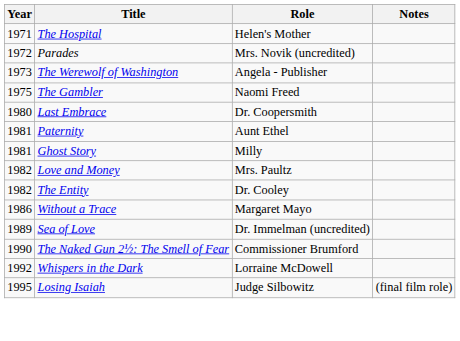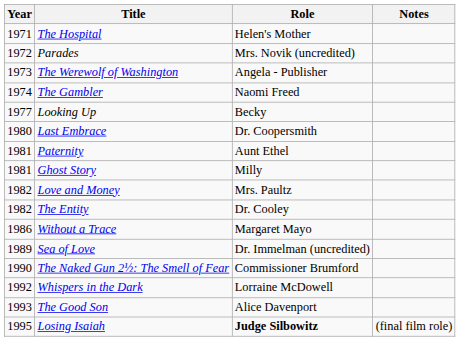(20, 92) 1975 -> (20, 92) 1974
+ row: (67, 111)
+ row: (73, 307)
(274, 287) normal -> (276, 326) bold
